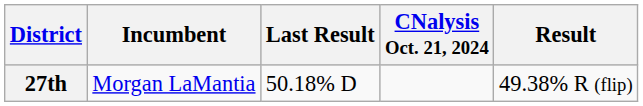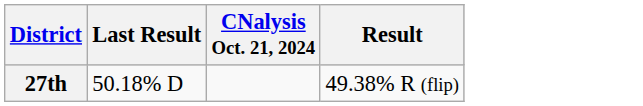- column: (174, 34)
